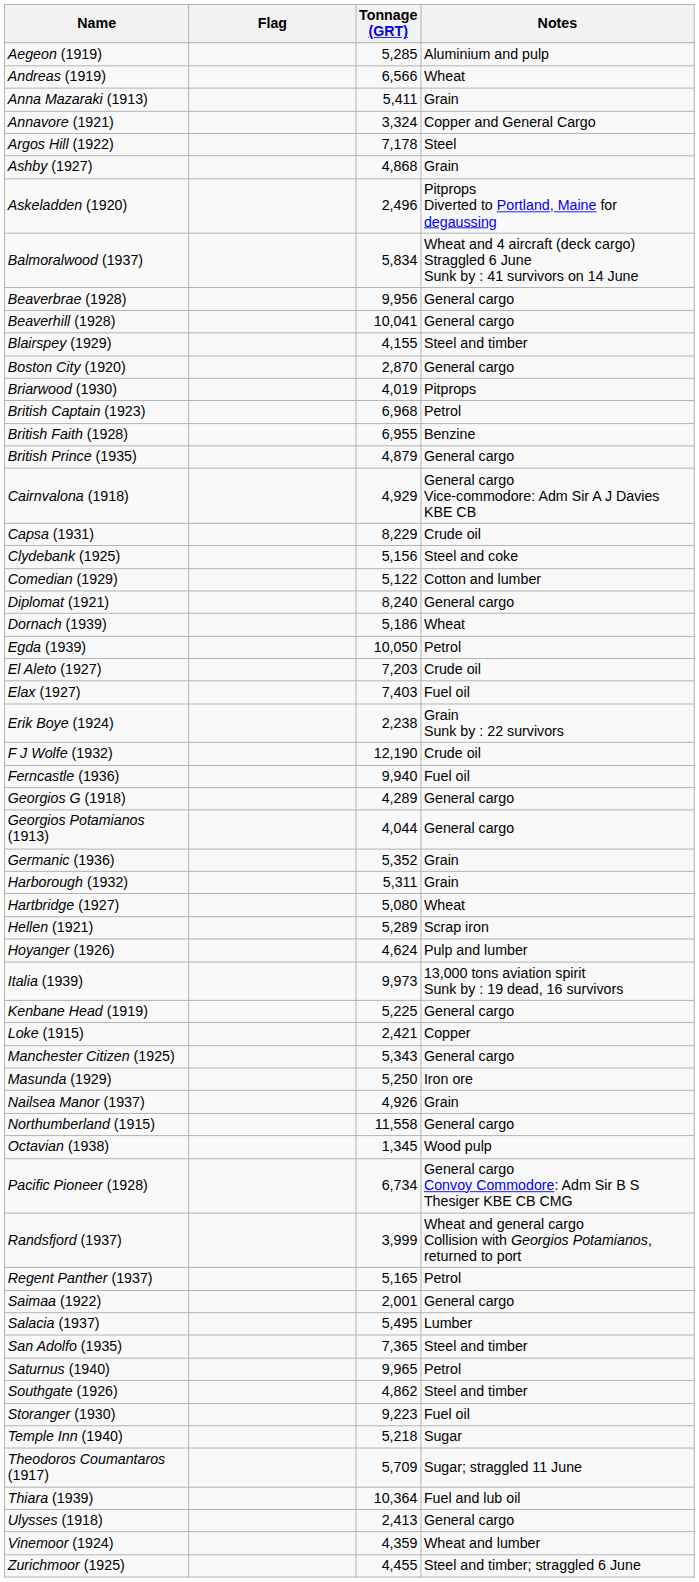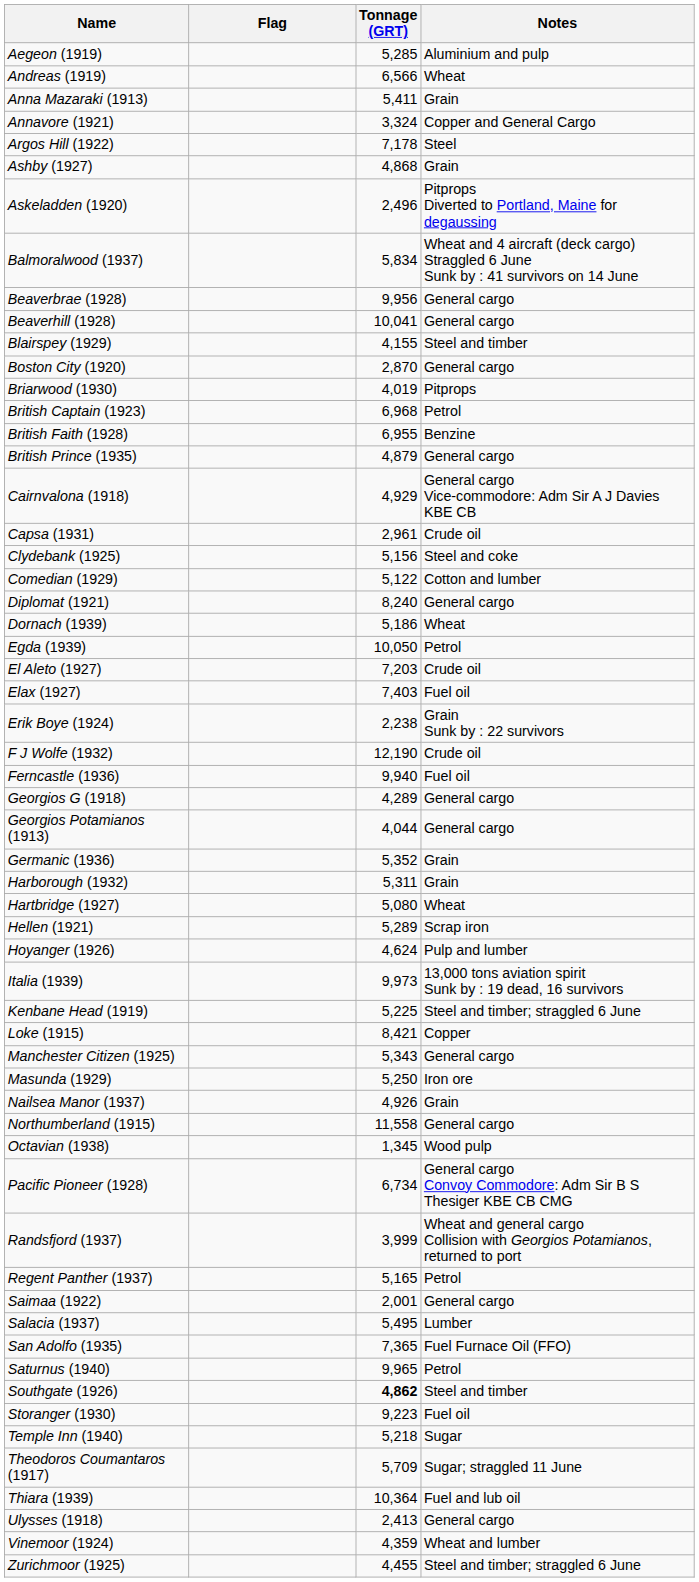(400, 534) 8,229 -> (400, 534) 2,961
(469, 1011) General cargo -> (532, 1011) Steel and timber; straggled 6 June
(400, 1034) 2,421 -> (400, 1034) 8,421
(476, 1346) Steel and timber -> (497, 1346) Fuel Furnace Oil (FFO)
(400, 1391) normal -> (400, 1391) bold
